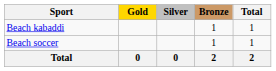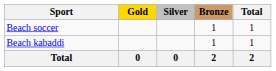rows swapped: (35, 27) <-> (32, 43)
